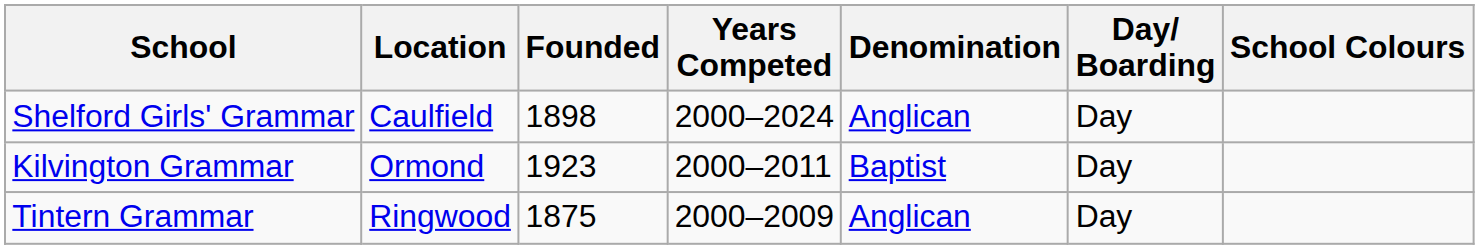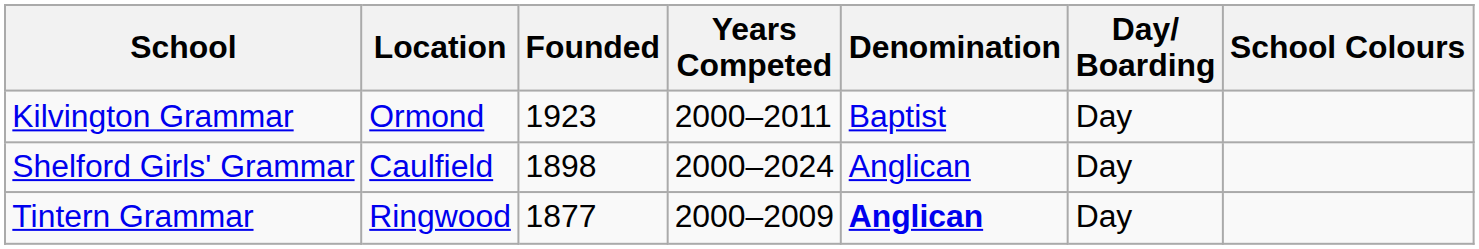rows swapped: (153, 166) <-> (183, 116)
(561, 217) 1875 -> (561, 217) 1877
(910, 217) normal -> (916, 217) bold
